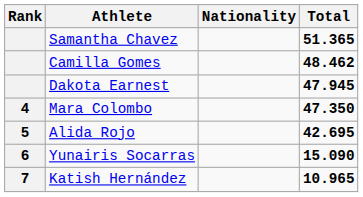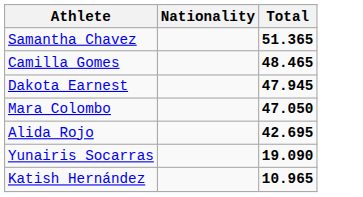- column: (25, 16)
(329, 63) 48.462 -> (288, 63) 48.465
(329, 109) 47.350 -> (288, 109) 47.050
(329, 156) 15.090 -> (288, 156) 19.090
